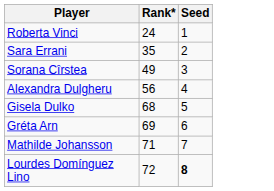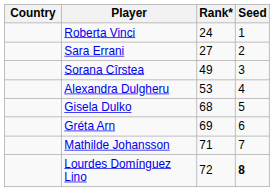+ column: (33, 13)
(149, 51) 35 -> (206, 51) 27
(149, 88) 56 -> (206, 88) 53
